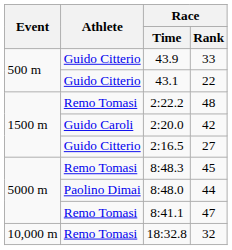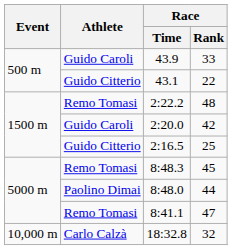(102, 59) Guido Citterio -> (99, 59) Guido Caroli
(209, 146) 27 -> (209, 146) 25
(101, 234) Remo Tomasi -> (95, 234) Carlo Calzà
